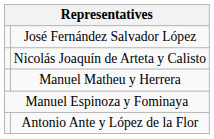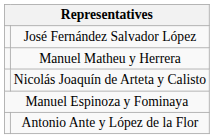rows swapped: (110, 58) <-> (110, 79)
